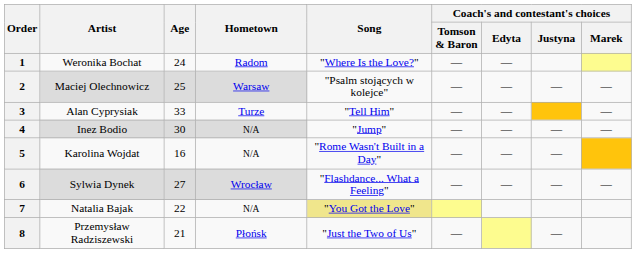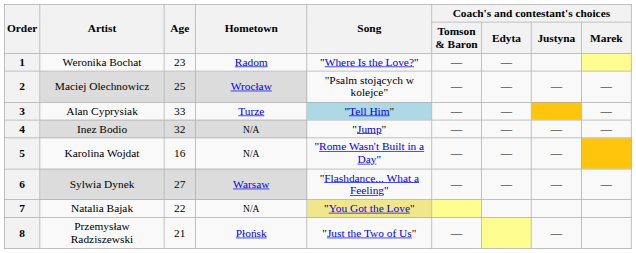(180, 62) 24 -> (180, 62) 23
(251, 86) Warsaw -> (251, 86) Wrocław
(369, 111) no background -> (369, 111) lightblue background
(180, 129) 30 -> (180, 129) 32
(251, 184) Wrocław -> (251, 184) Warsaw
